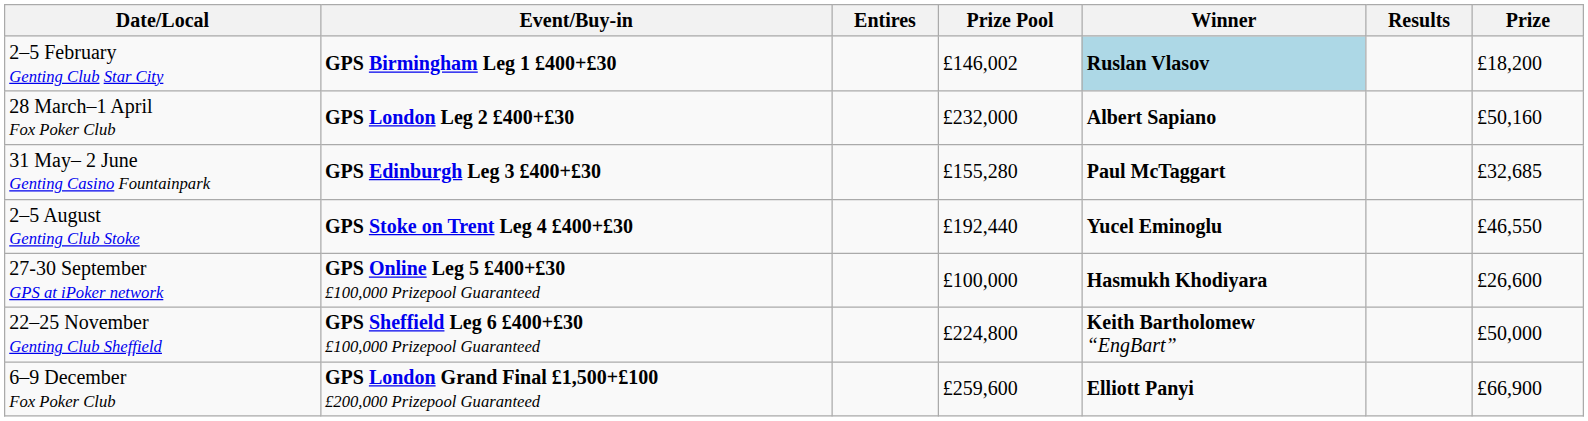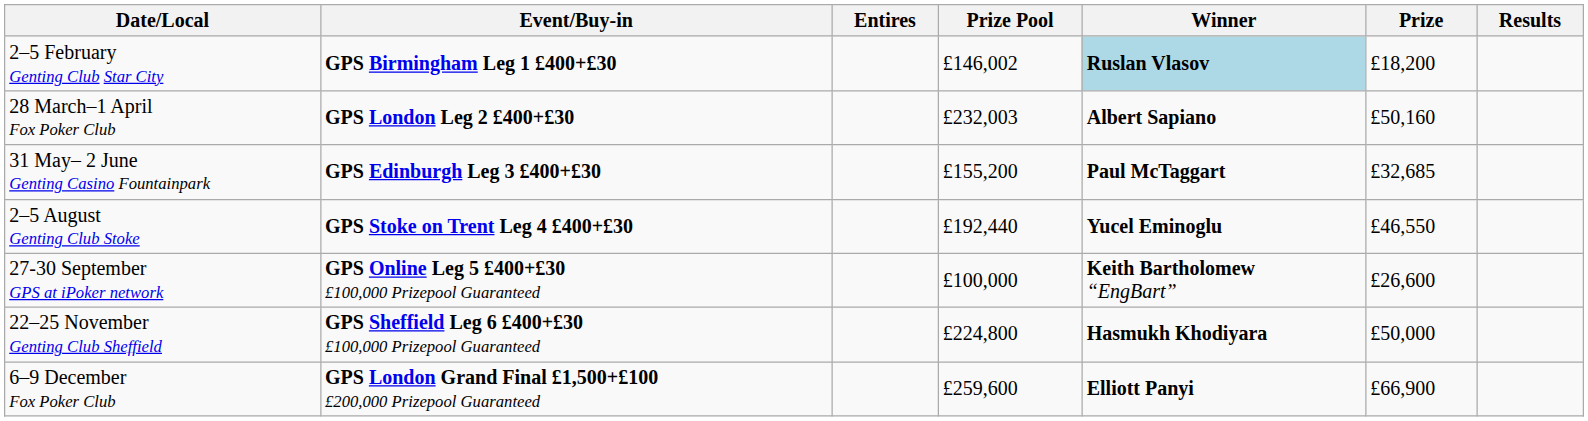columns swapped: (1528, 20) <-> (1419, 20)
(980, 117) £232,000 -> (980, 117) £232,003
(980, 171) £155,280 -> (980, 171) £155,200
(1177, 280) Hasmukh Khodiyara -> (1171, 280) Keith Bartholomew “EngBart”
(1171, 334) Keith Bartholomew “EngBart” -> (1177, 334) Hasmukh Khodiyara
